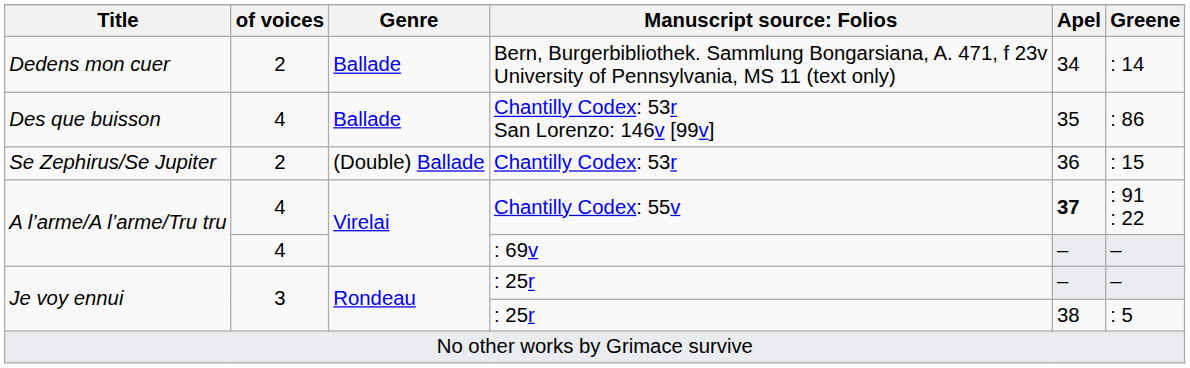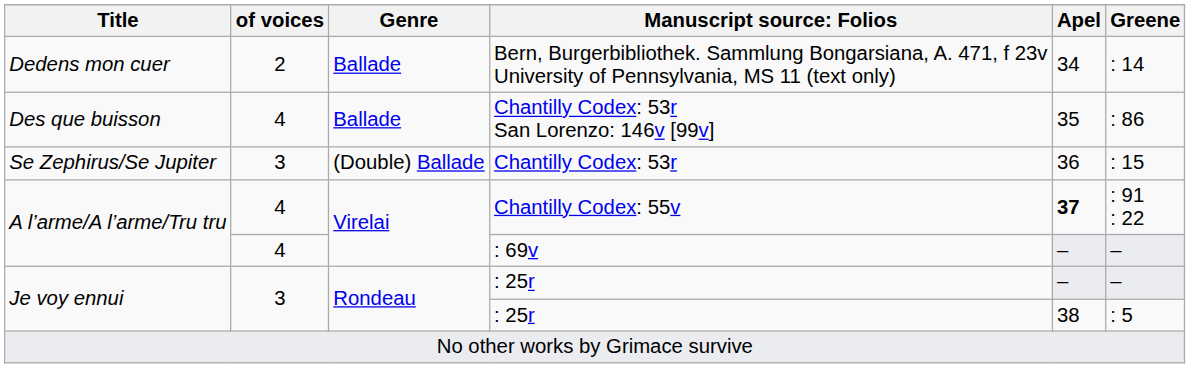(280, 163) 2 -> (280, 163) 3
